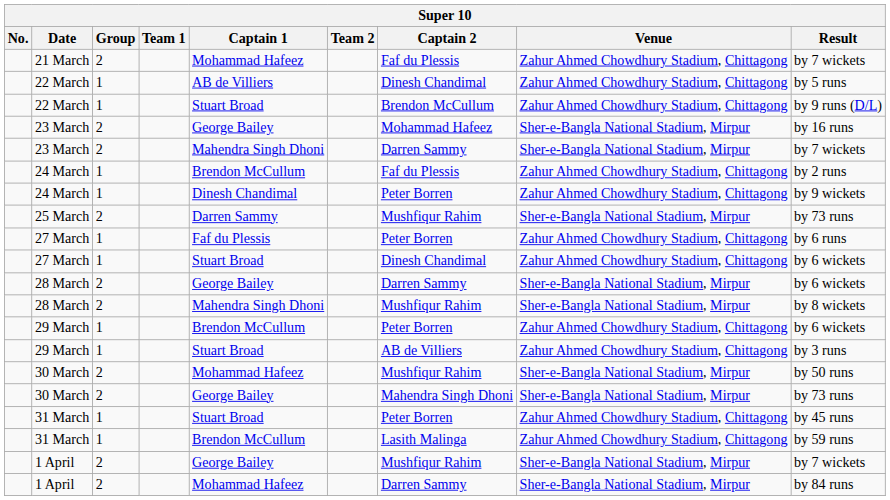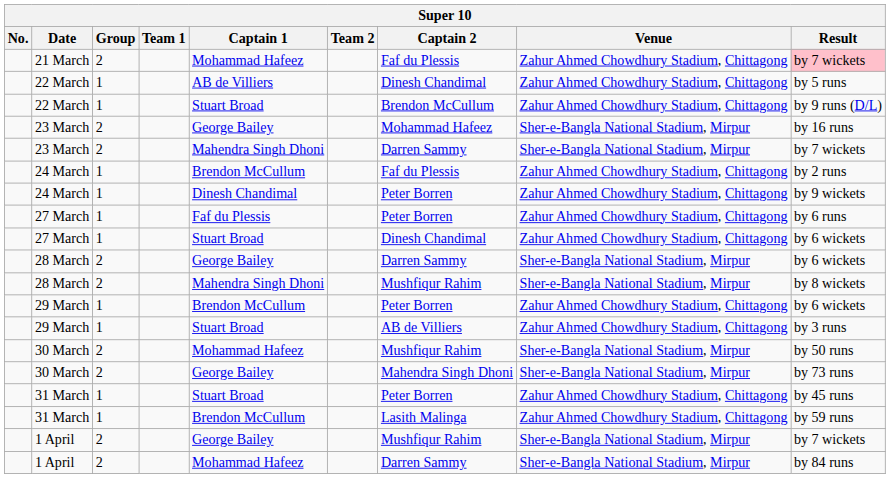(830, 60) no background -> (830, 60) pink background
- row: (62, 216)
